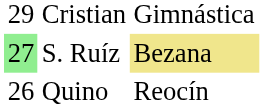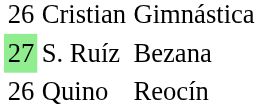(21, 13) 29 -> (21, 13) 26
(173, 52) khaki background -> (173, 52) no background
